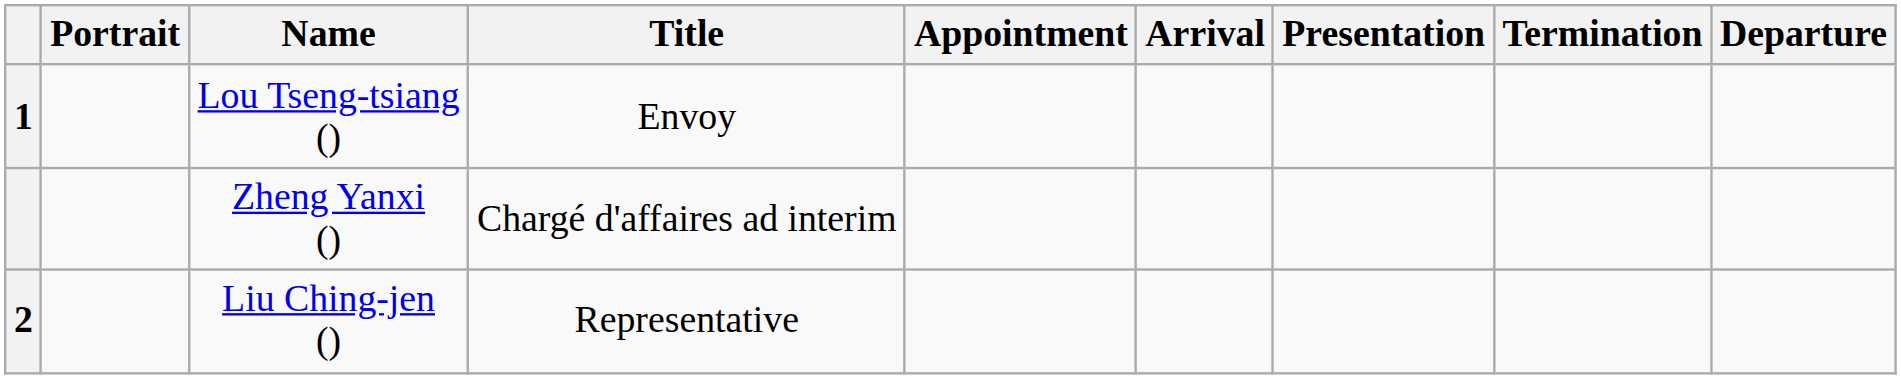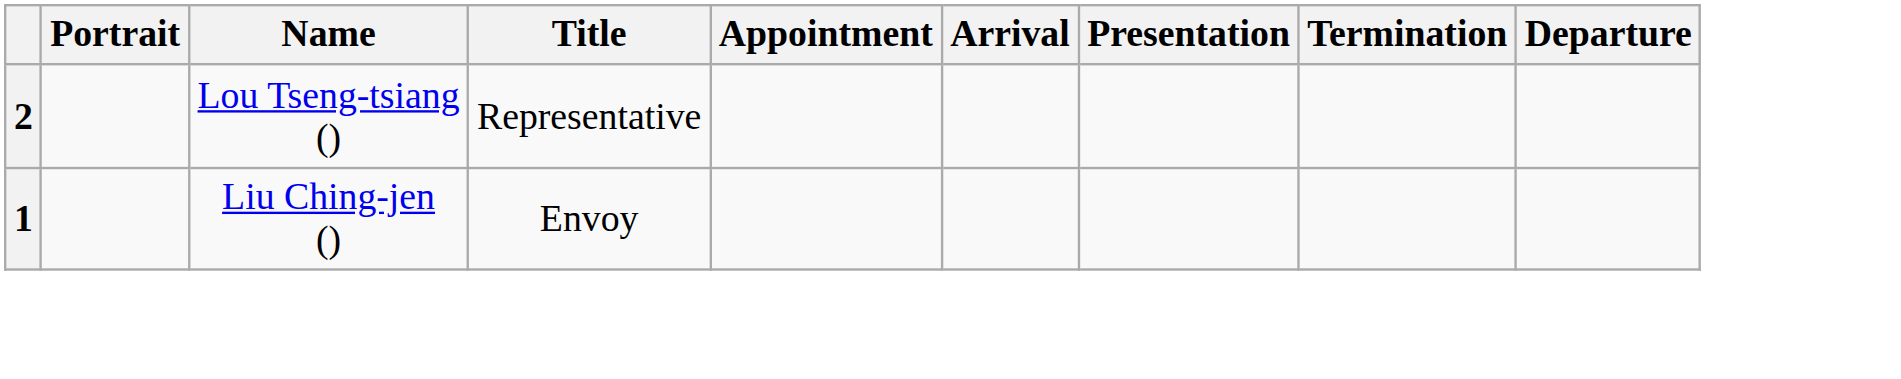(23, 115) 1 -> (23, 115) 2
(687, 115) Envoy -> (589, 115) Representative
- row: (329, 217)
(23, 320) 2 -> (23, 217) 1
(687, 320) Representative -> (589, 217) Envoy
